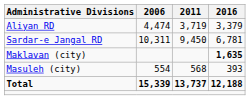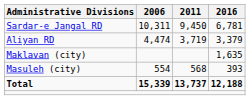rows swapped: (30, 26) <-> (54, 40)
(229, 55) bold -> (229, 55) normal
